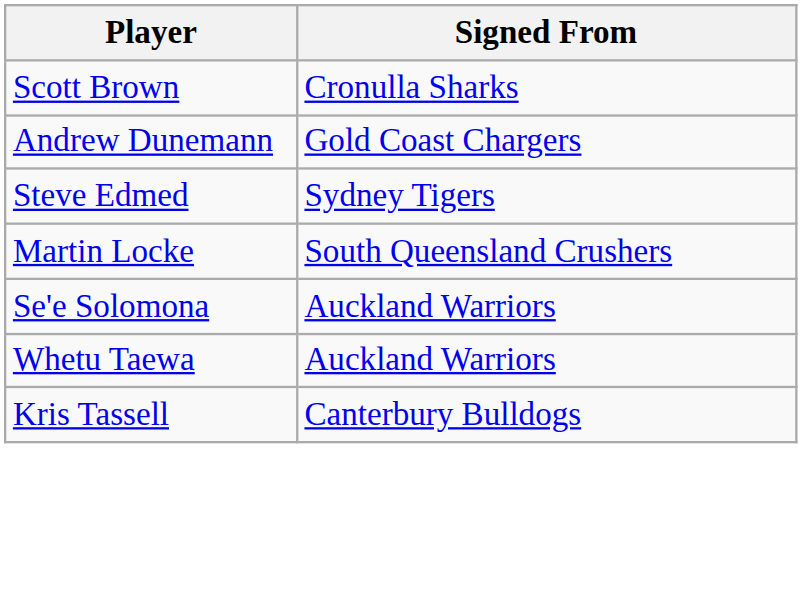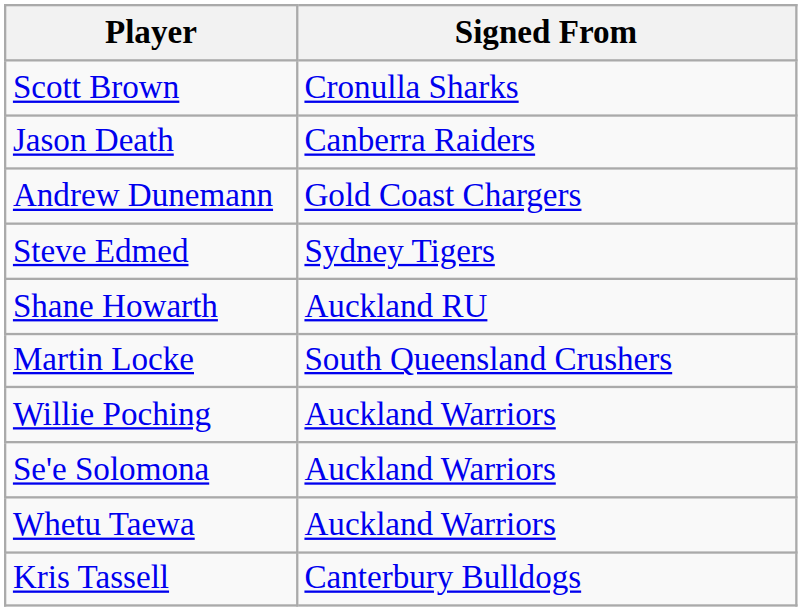+ row: (93, 141)
+ row: (115, 305)
+ row: (112, 414)
